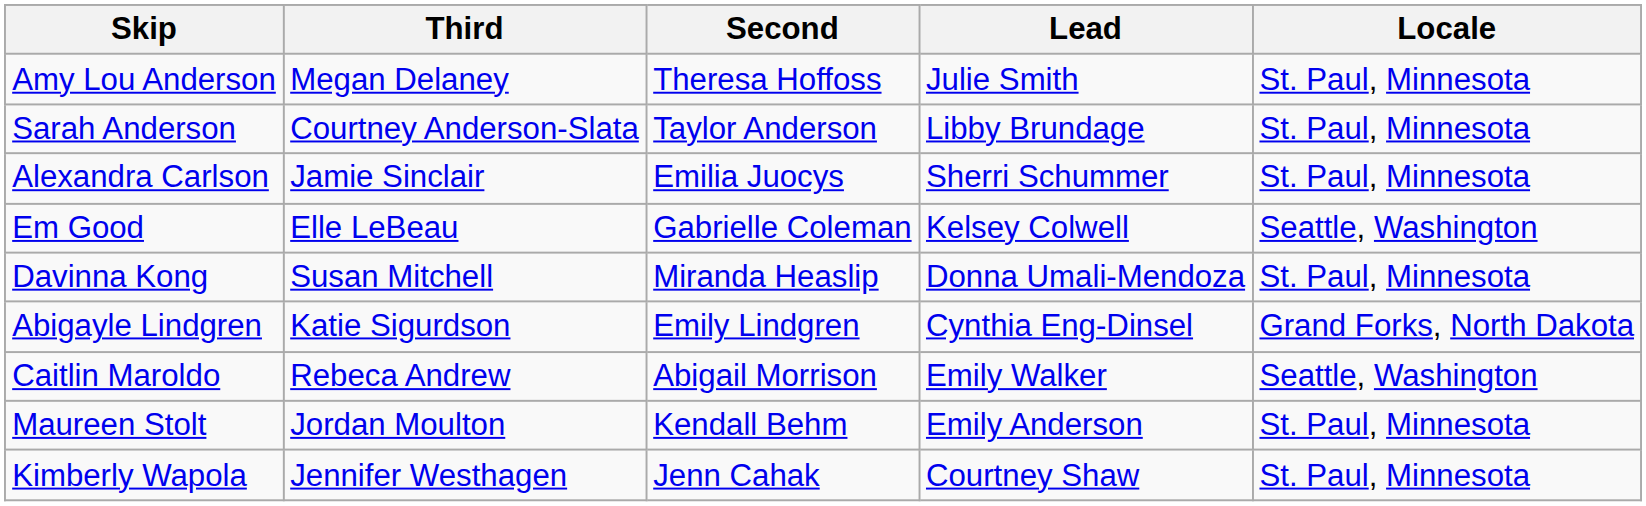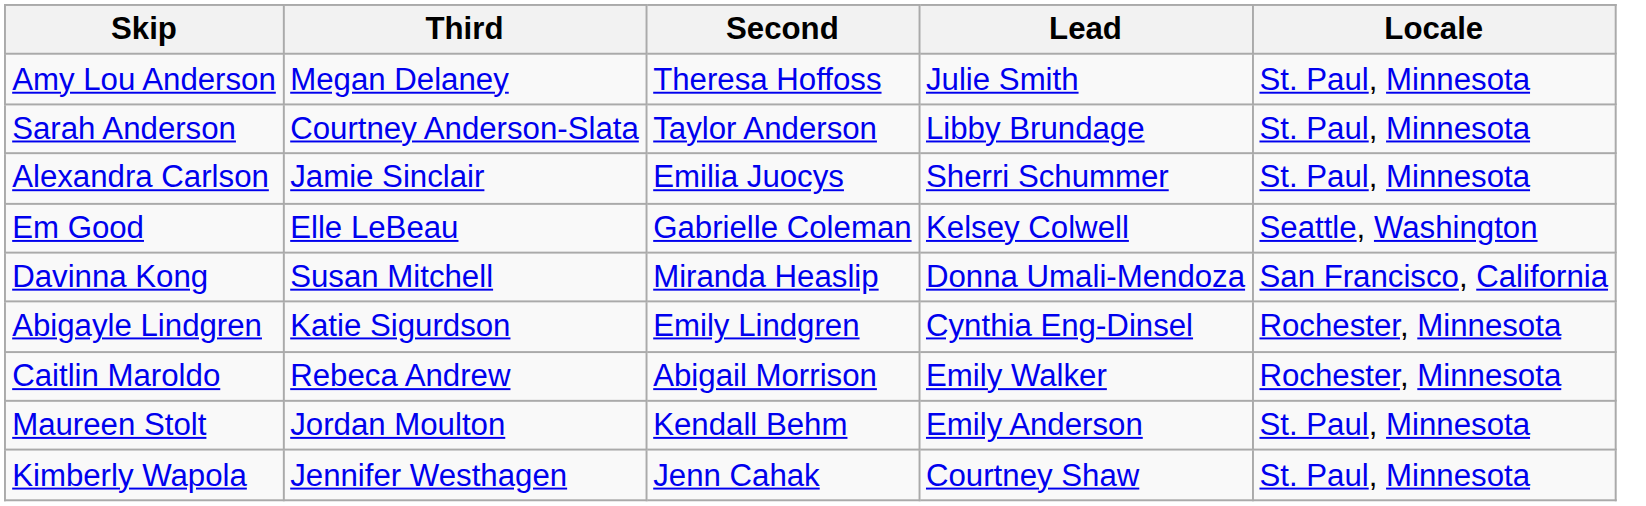(1395, 276) St. Paul, Minnesota -> (1434, 276) San Francisco, California
(1447, 326) Grand Forks, North Dakota -> (1410, 326) Rochester, Minnesota
(1399, 375) Seattle, Washington -> (1410, 375) Rochester, Minnesota
